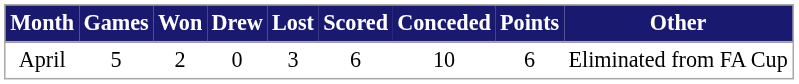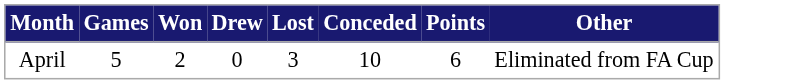- column: (356, 22)
